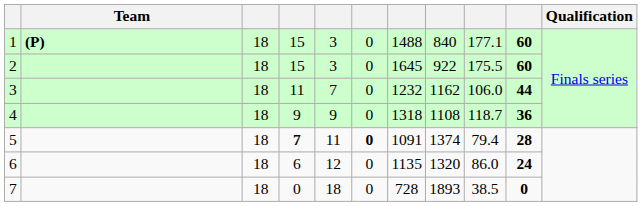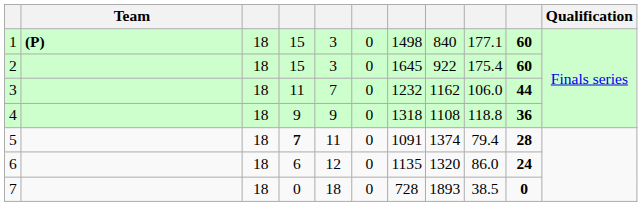(407, 41) 1488 -> (407, 41) 1498
(485, 66) 175.5 -> (485, 66) 175.4
(485, 115) 118.7 -> (485, 115) 118.8
(369, 139) bold -> (369, 139) normal
